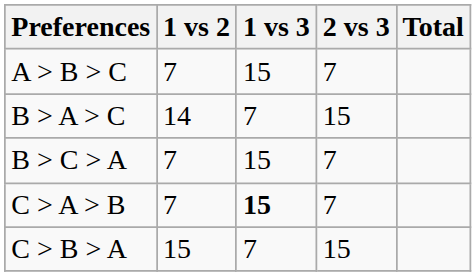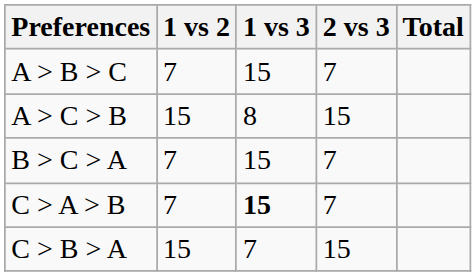+ row: (69, 115)
- row: (68, 115)
